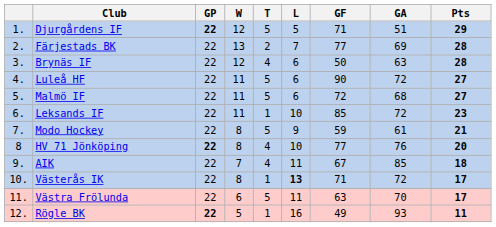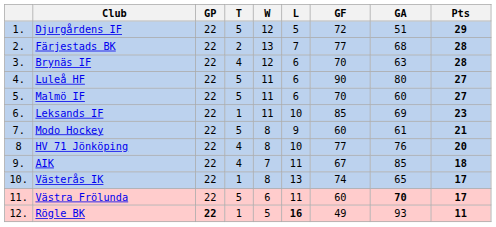columns swapped: (239, 13) <-> (267, 13)
(210, 30) bold -> (210, 30) normal
(340, 30) 71 -> (340, 30) 72
(401, 46) 69 -> (401, 46) 68
(340, 63) 50 -> (340, 63) 70
(401, 80) 72 -> (401, 80) 80
(340, 96) 72 -> (340, 96) 70
(401, 96) 68 -> (401, 96) 60
(401, 113) 72 -> (401, 113) 69
(340, 130) 59 -> (340, 130) 60
(210, 147) bold -> (210, 147) normal
(296, 180) bold -> (296, 180) normal
(340, 180) 71 -> (340, 180) 74
(401, 180) 72 -> (401, 180) 65
(340, 197) 63 -> (340, 197) 60
(401, 197) normal -> (401, 197) bold
(296, 214) normal -> (296, 214) bold
